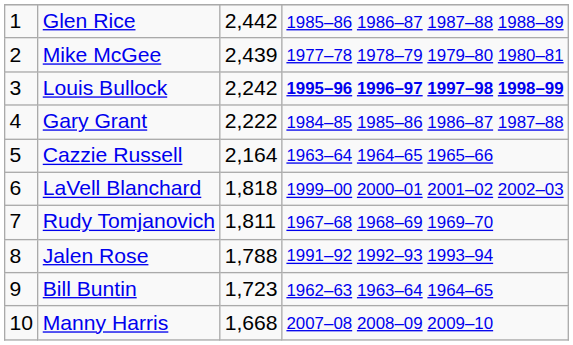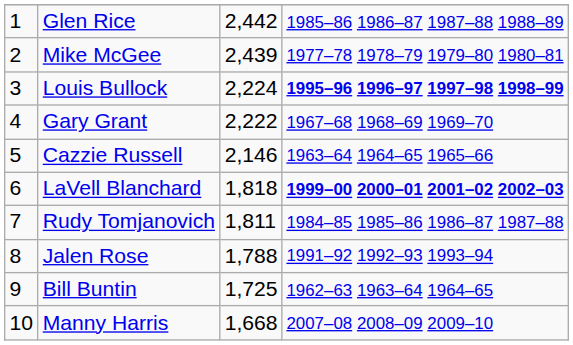(251, 88) 2,242 -> (251, 88) 2,224
(425, 122) 1984–85 1985–86 1986–87 1987–88 -> (390, 122) 1967–68 1968–69 1969–70
(251, 155) 2,164 -> (251, 155) 2,146
(425, 189) normal -> (425, 189) bold
(390, 222) 1967–68 1968–69 1969–70 -> (425, 222) 1984–85 1985–86 1986–87 1987–88
(251, 289) 1,723 -> (251, 289) 1,725
